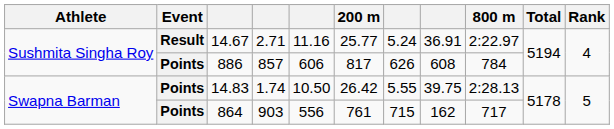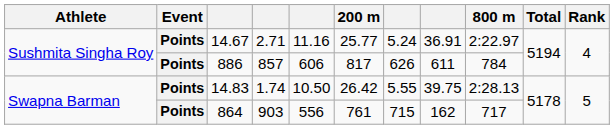(182, 41) Result -> (182, 41) Points
(443, 65) 608 -> (443, 65) 611
